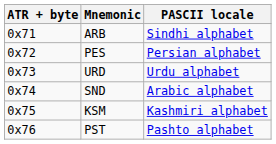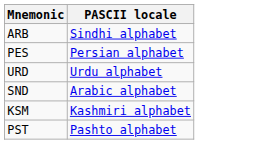- column: (43, 14)
